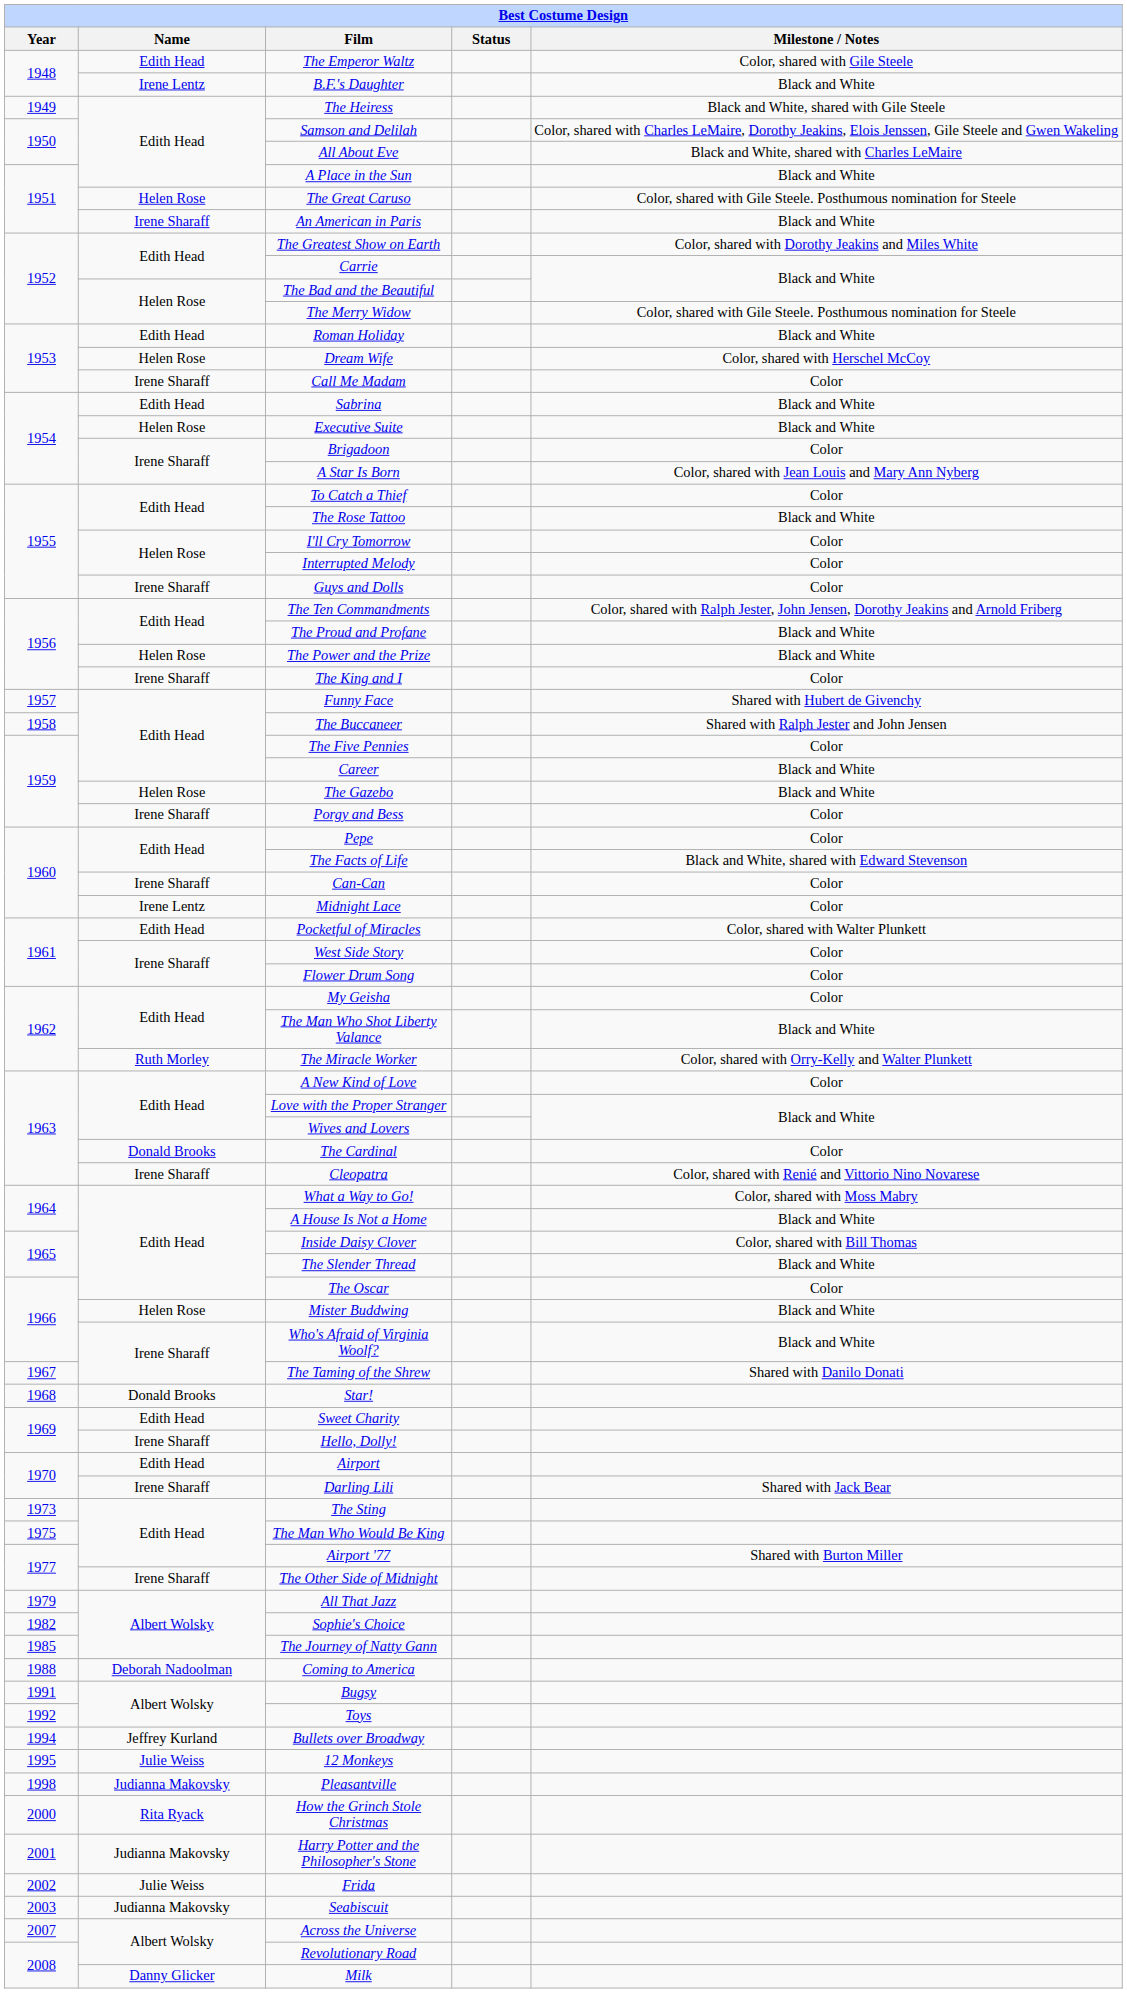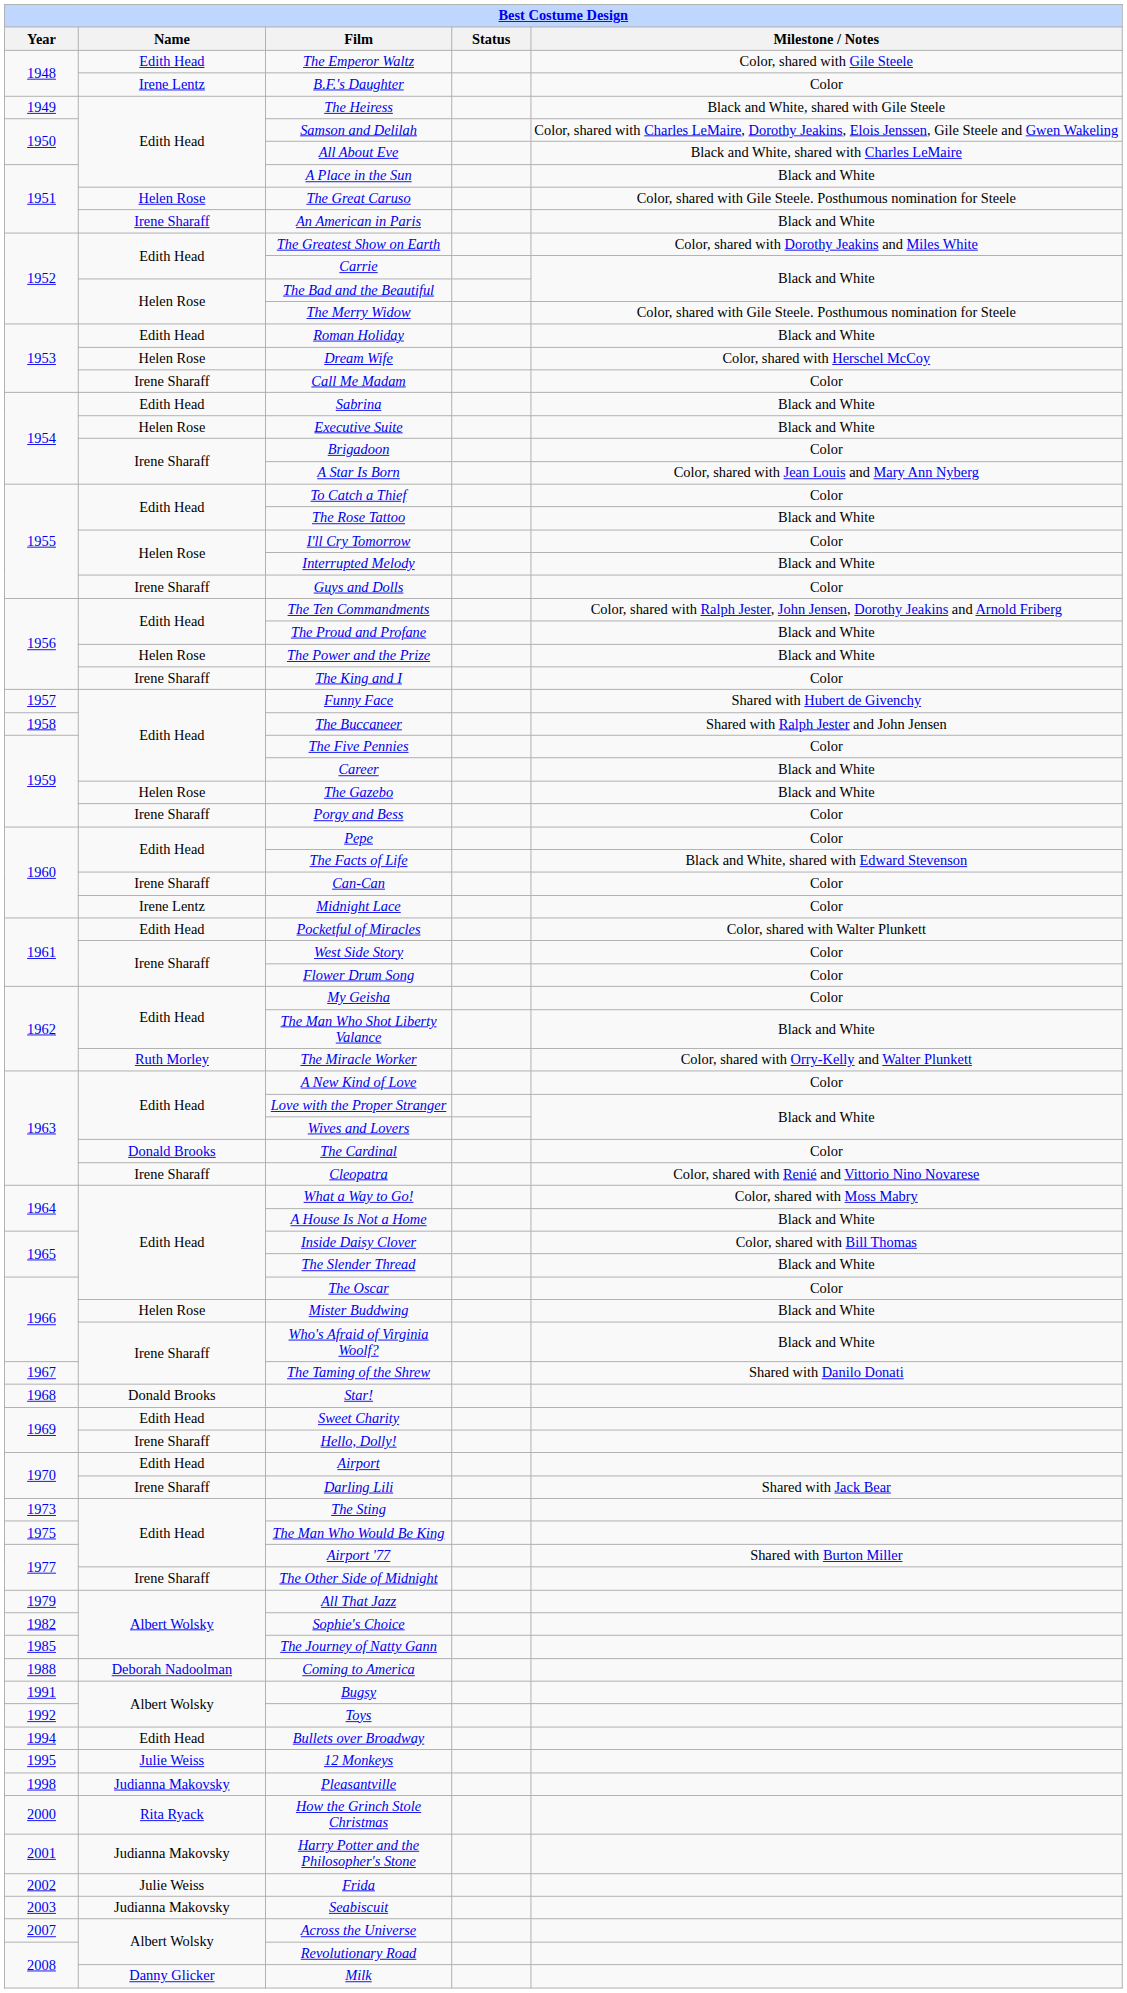(826, 84) Black and White -> (826, 84) Color
(826, 564) Color -> (826, 564) Black and White
(172, 1738) Jeffrey Kurland -> (172, 1738) Edith Head
